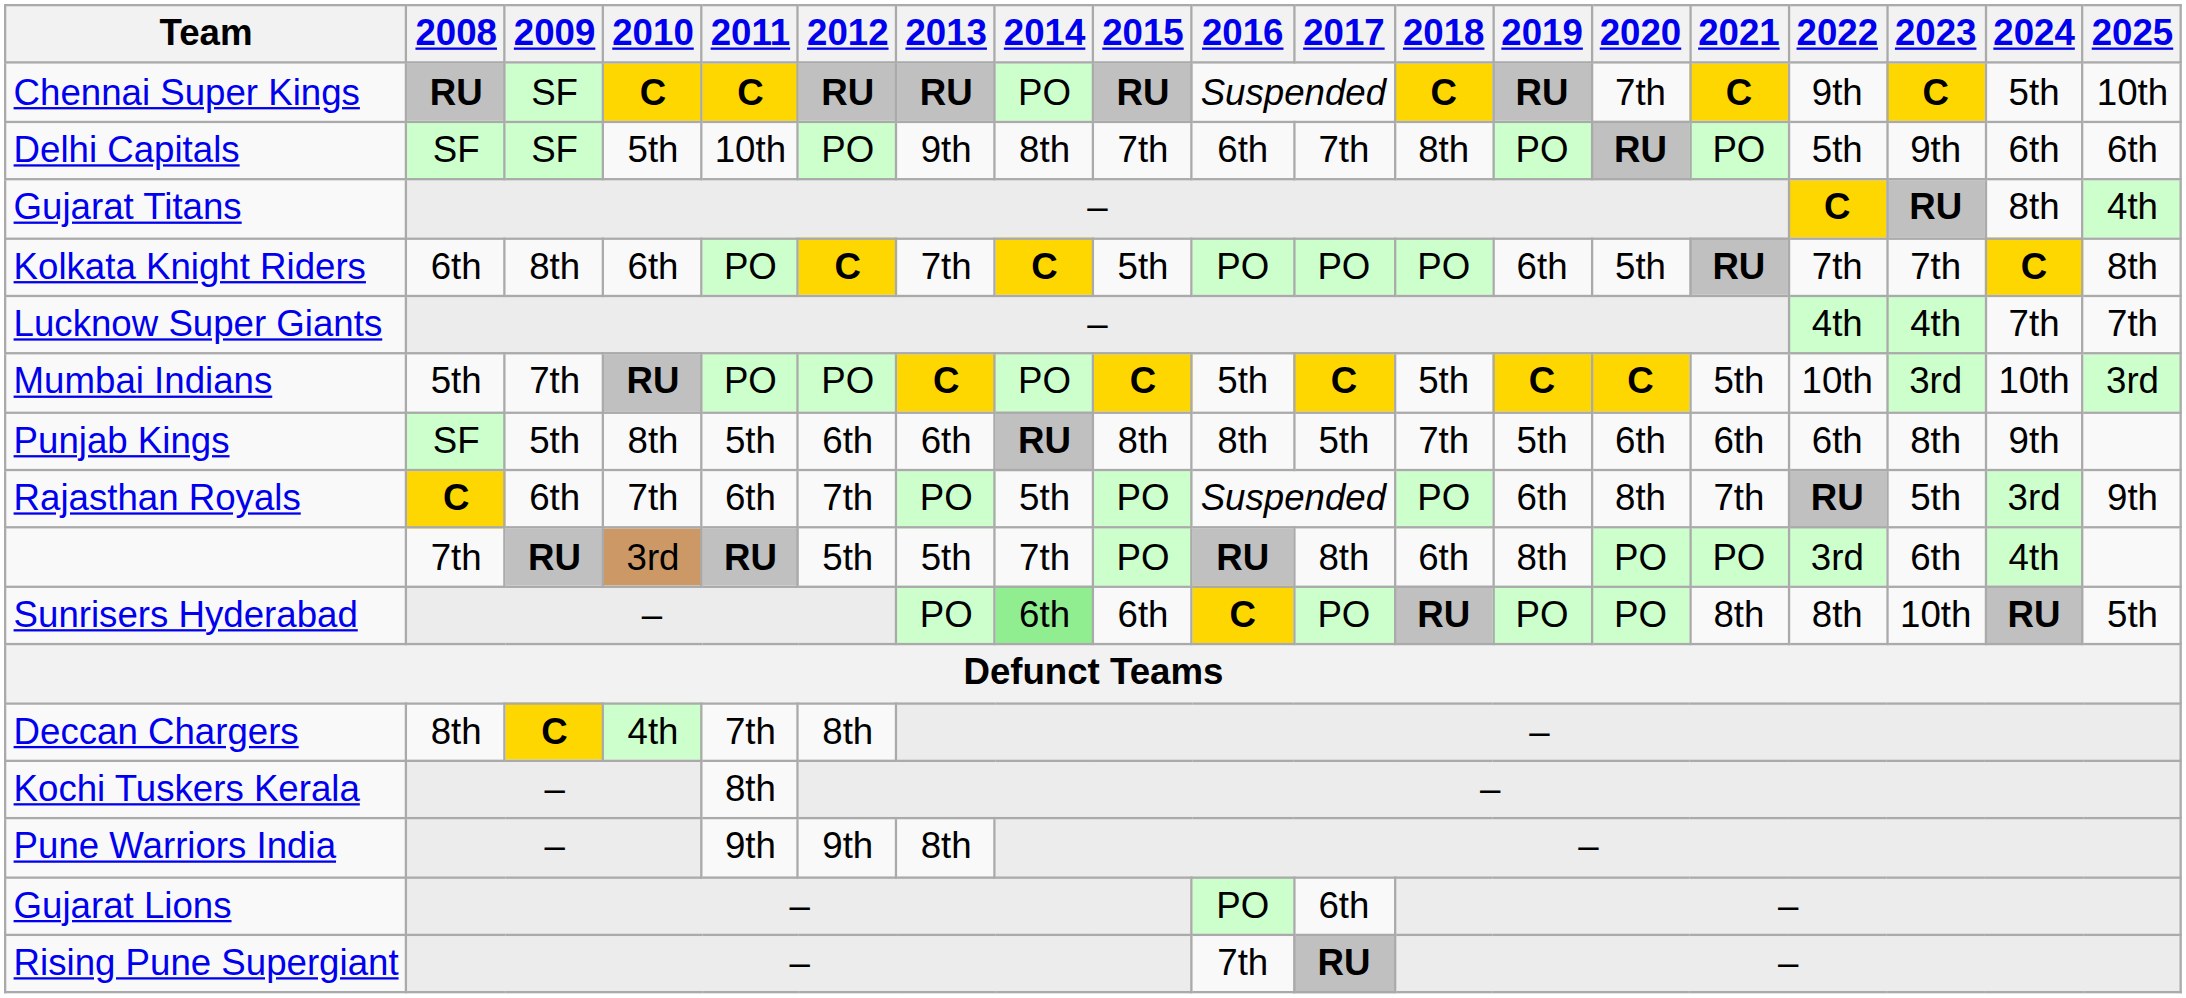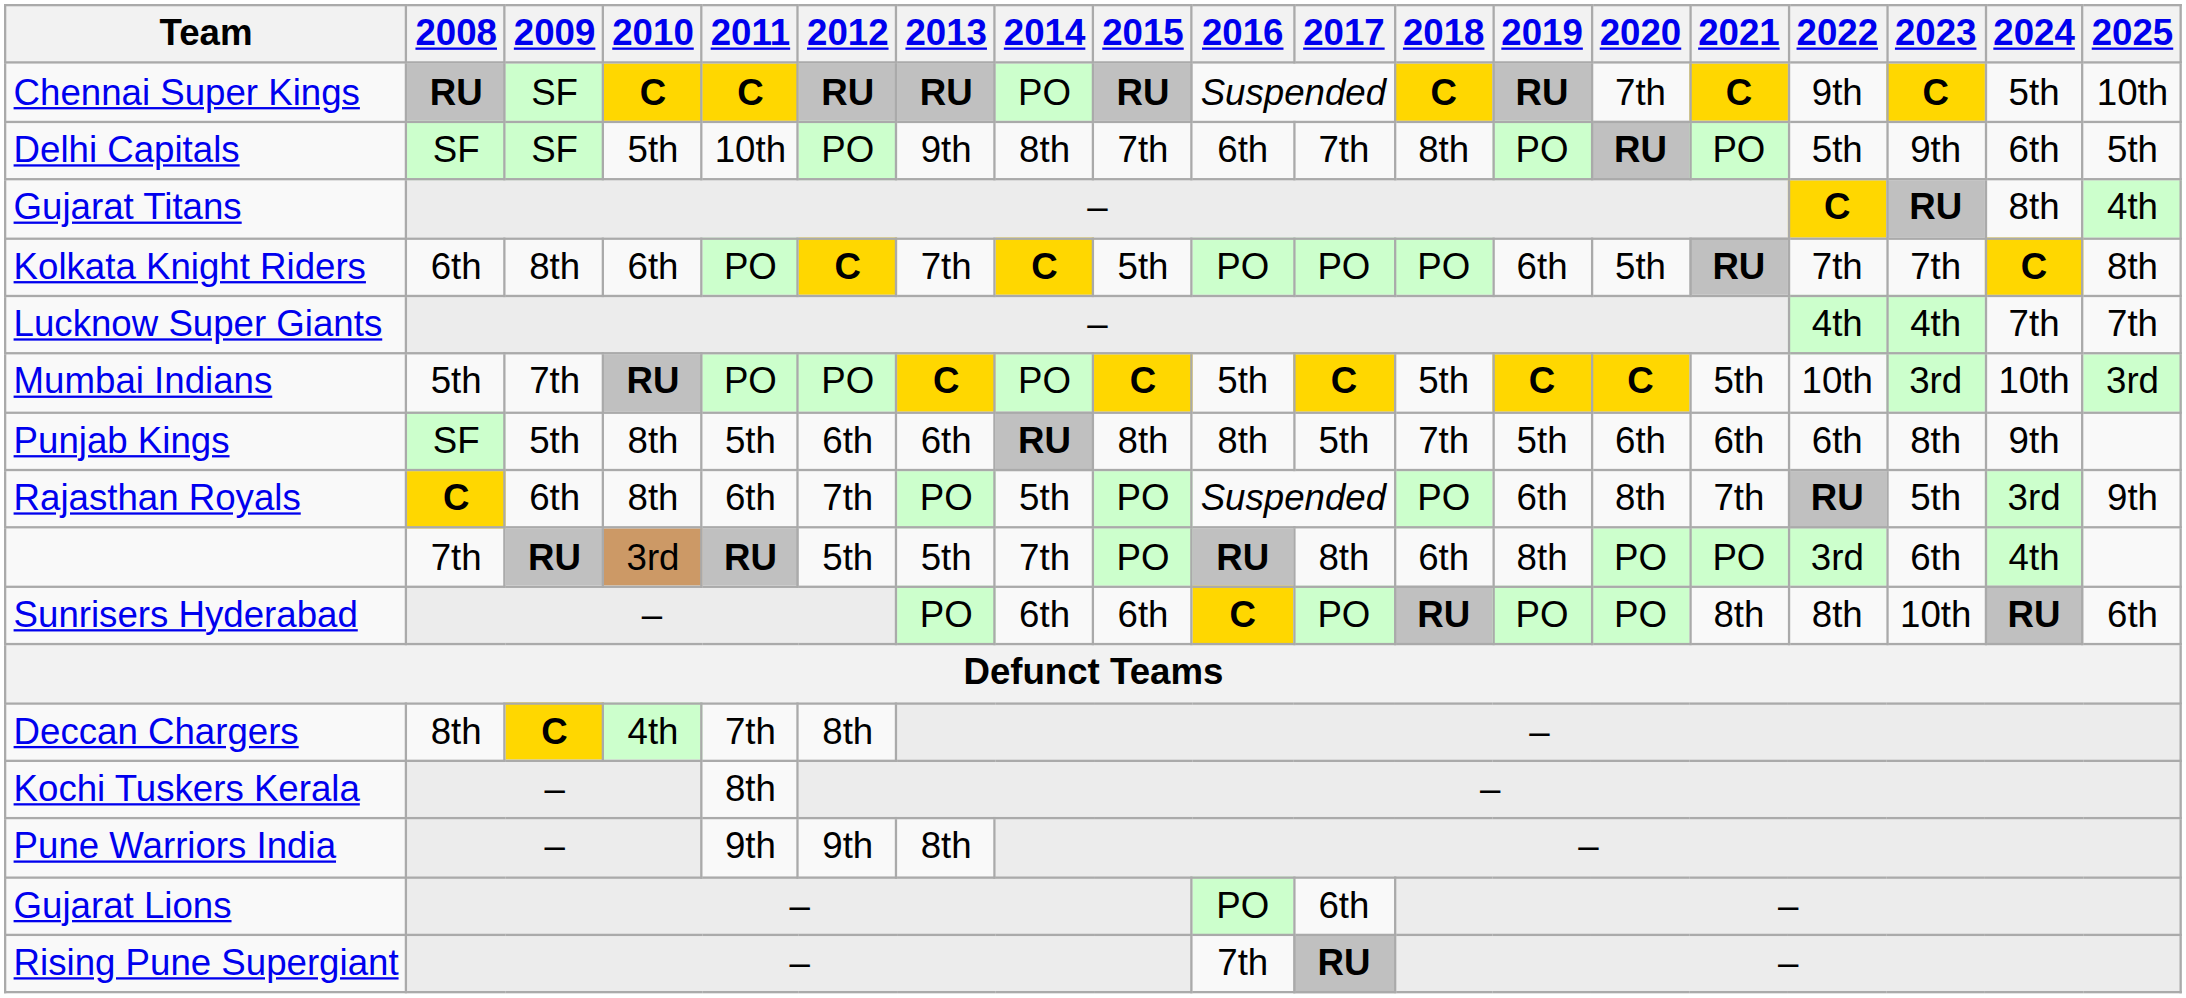(2132, 149) 6th -> (2132, 149) 5th
(653, 498) 7th -> (653, 498) 8th
(1045, 614) lightgreen background -> (1045, 614) no background
(2132, 614) 5th -> (2132, 614) 6th
